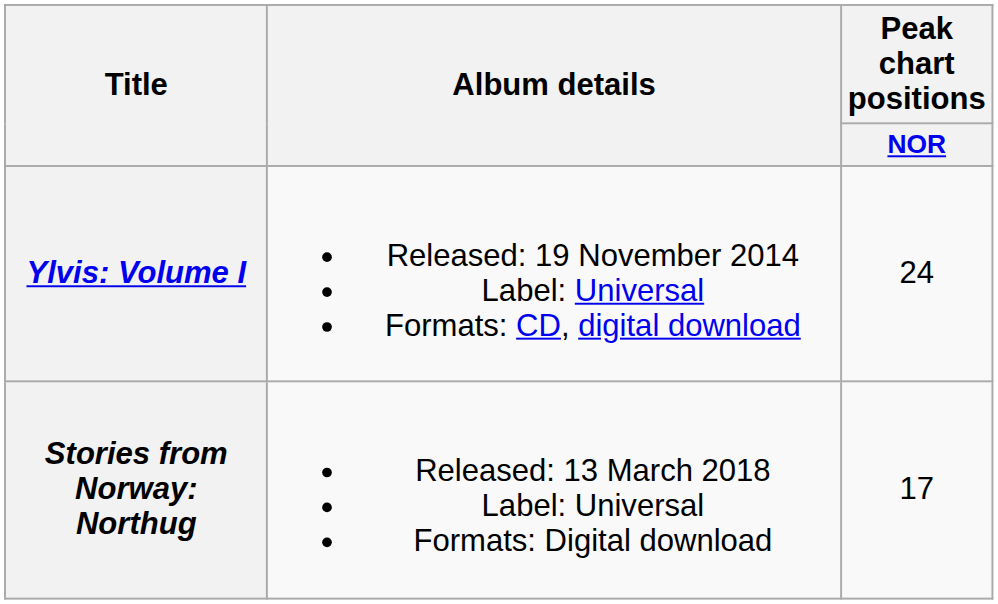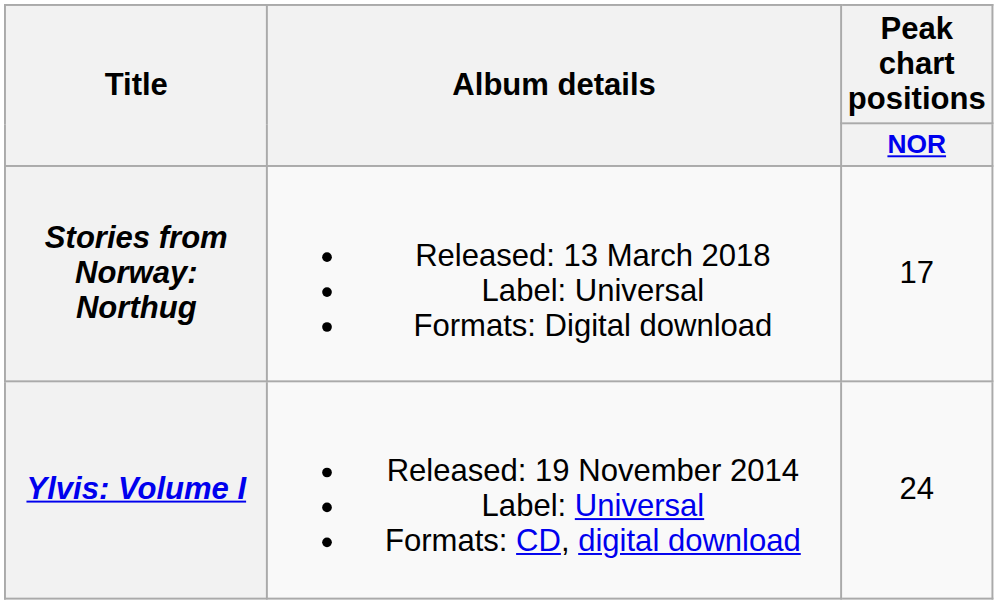rows swapped: (136, 273) <-> (136, 489)
